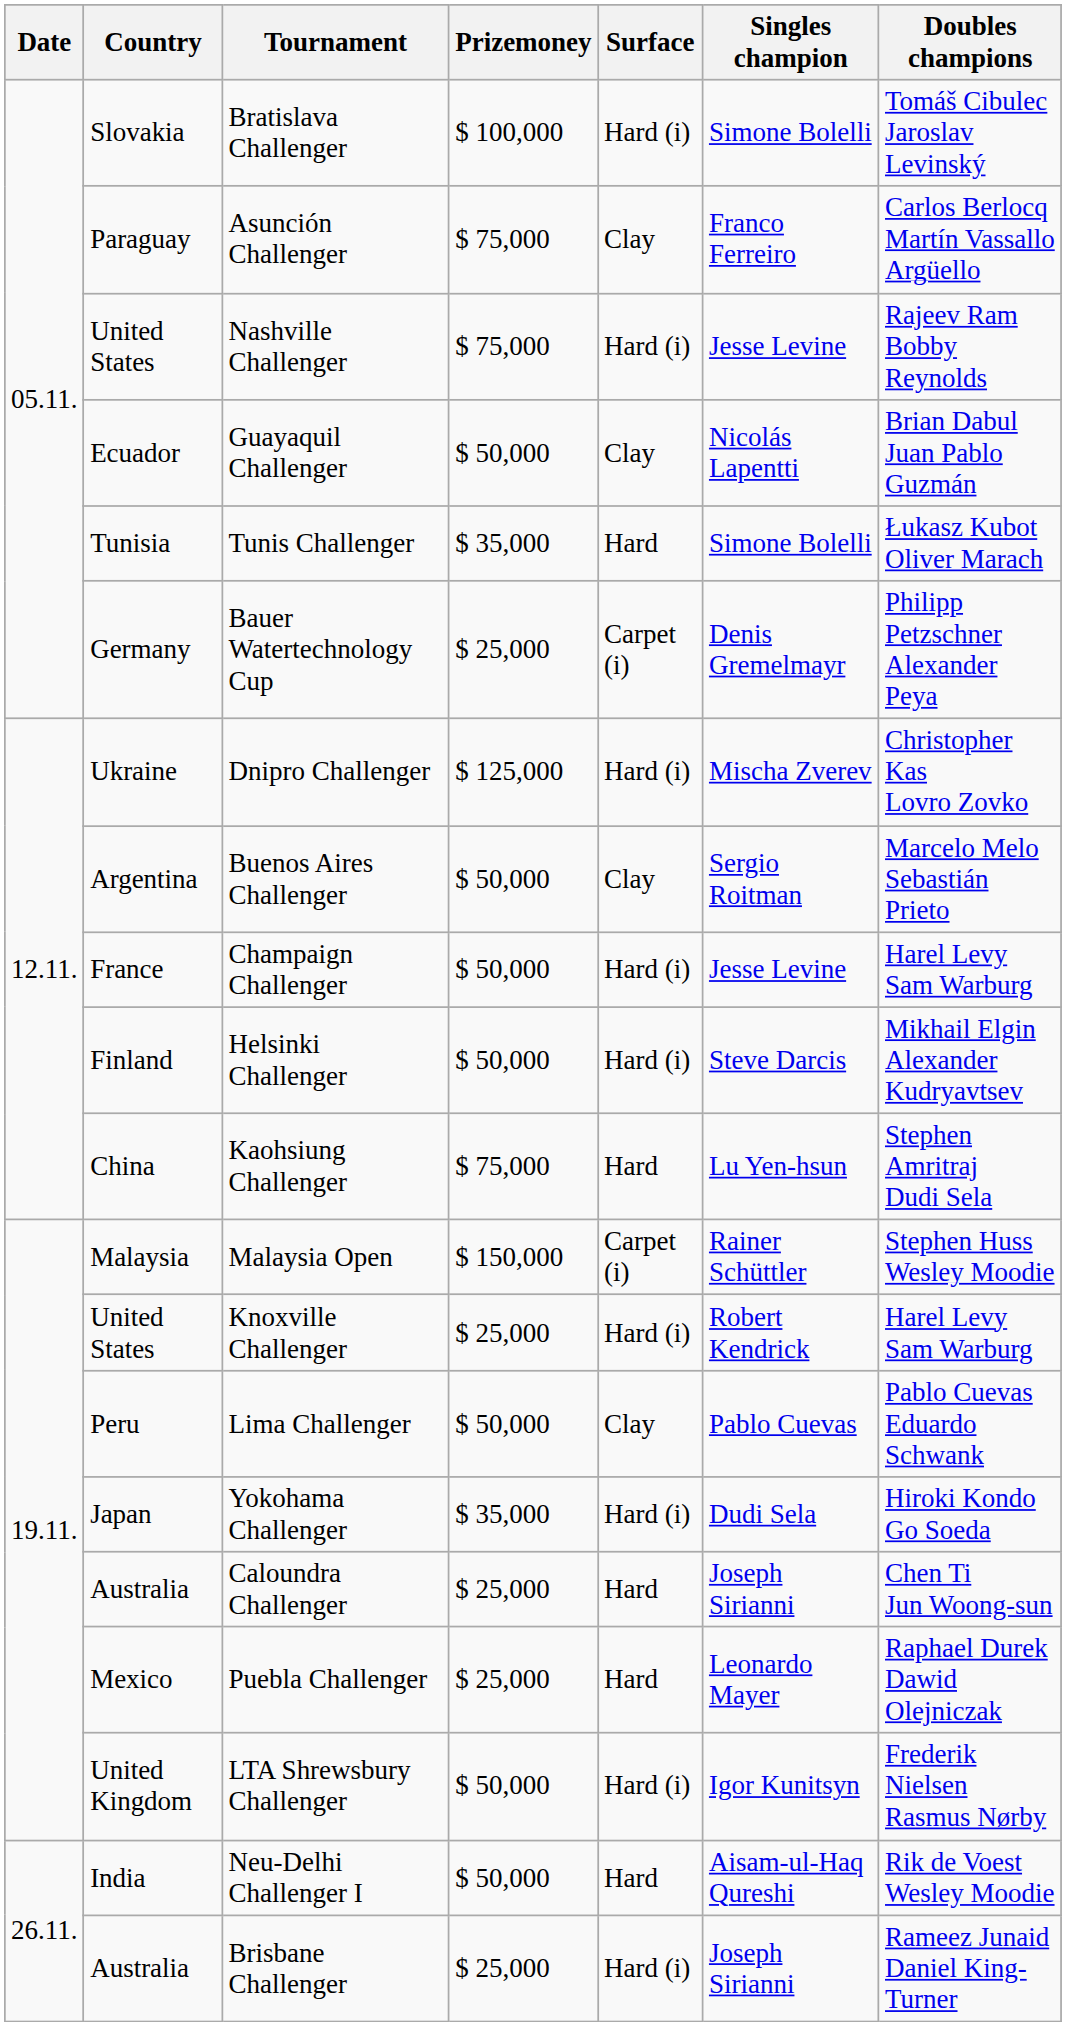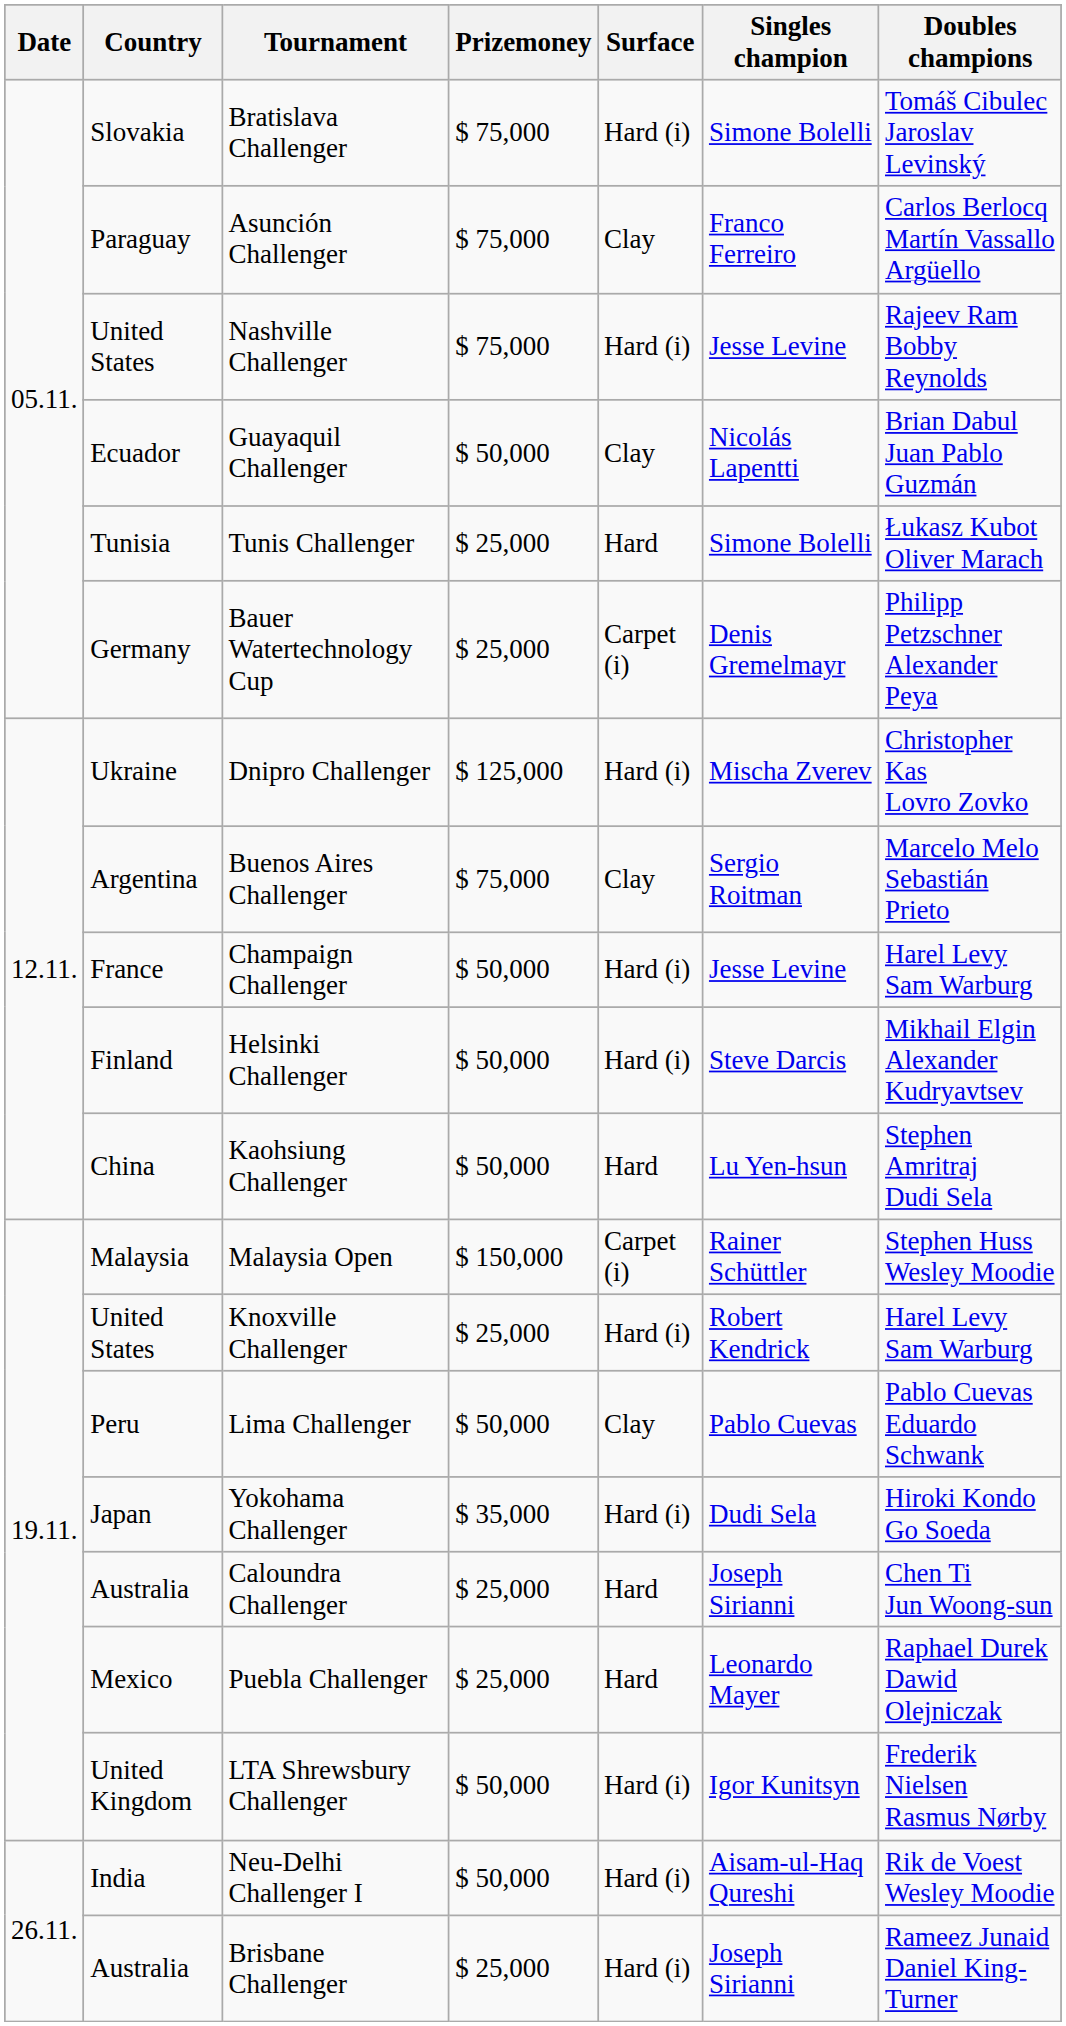(509, 132) $ 100,000 -> (502, 132) $ 75,000
(502, 542) $ 35,000 -> (502, 542) $ 25,000
(502, 877) $ 50,000 -> (502, 877) $ 75,000
(502, 1165) $ 75,000 -> (502, 1165) $ 50,000
(631, 1876) Hard -> (647, 1876) Hard (i)
